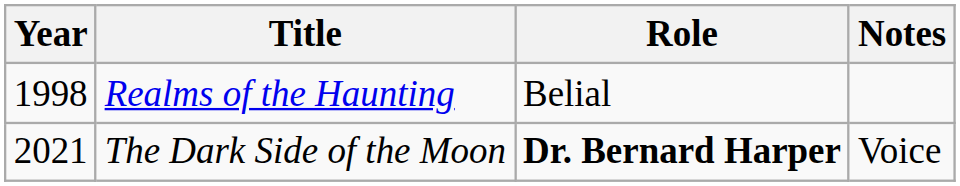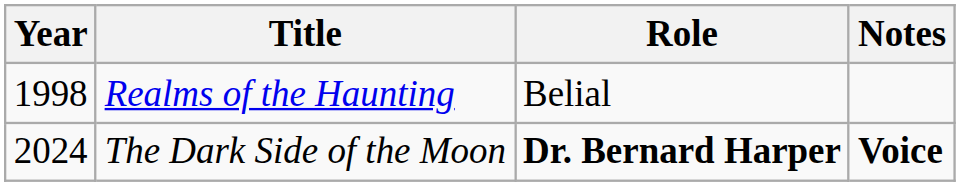(51, 151) 2021 -> (51, 151) 2024
(900, 151) normal -> (900, 151) bold
